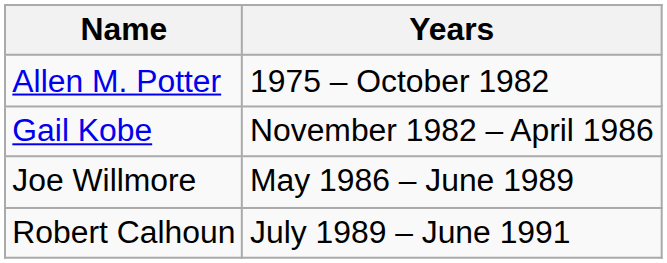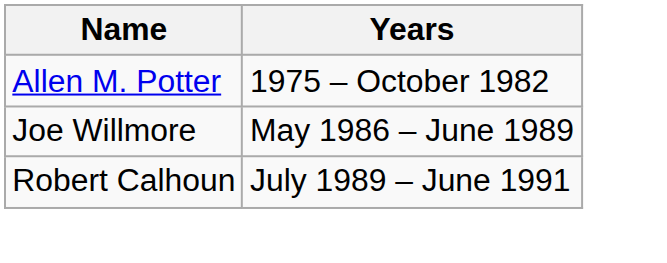- row: (82, 130)
